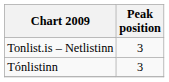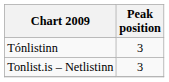rows swapped: (33, 67) <-> (60, 47)
